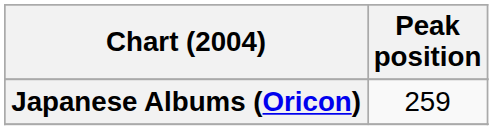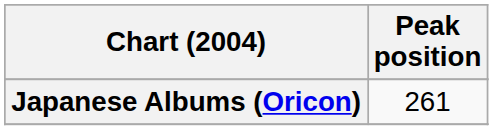(427, 101) 259 -> (427, 101) 261
